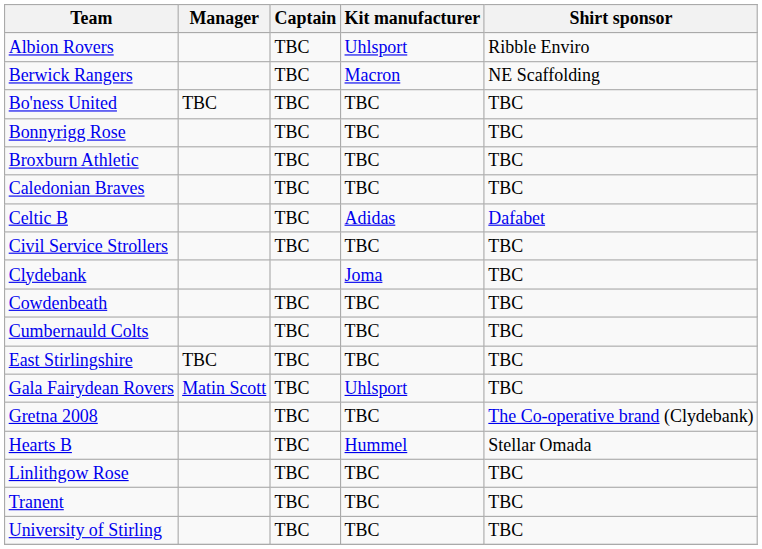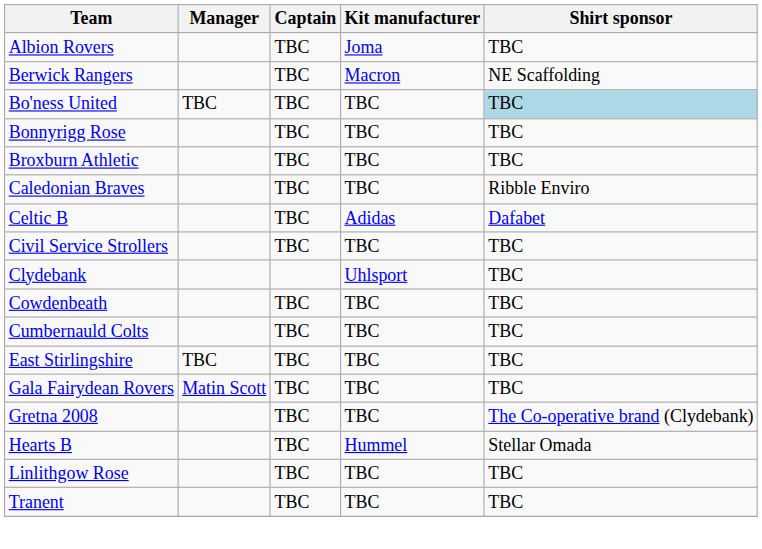(376, 47) Uhlsport -> (363, 47) Joma
(539, 47) Ribble Enviro -> (506, 47) TBC
(506, 103) no background -> (506, 103) lightblue background
(506, 189) TBC -> (539, 189) Ribble Enviro
(363, 274) Joma -> (376, 274) Uhlsport
(376, 388) Uhlsport -> (362, 388) TBC
- row: (85, 530)
